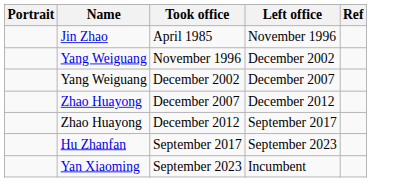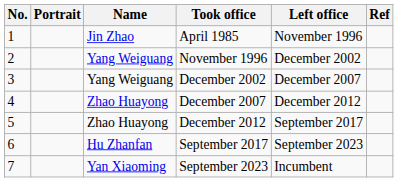+ column: (18, 15)
